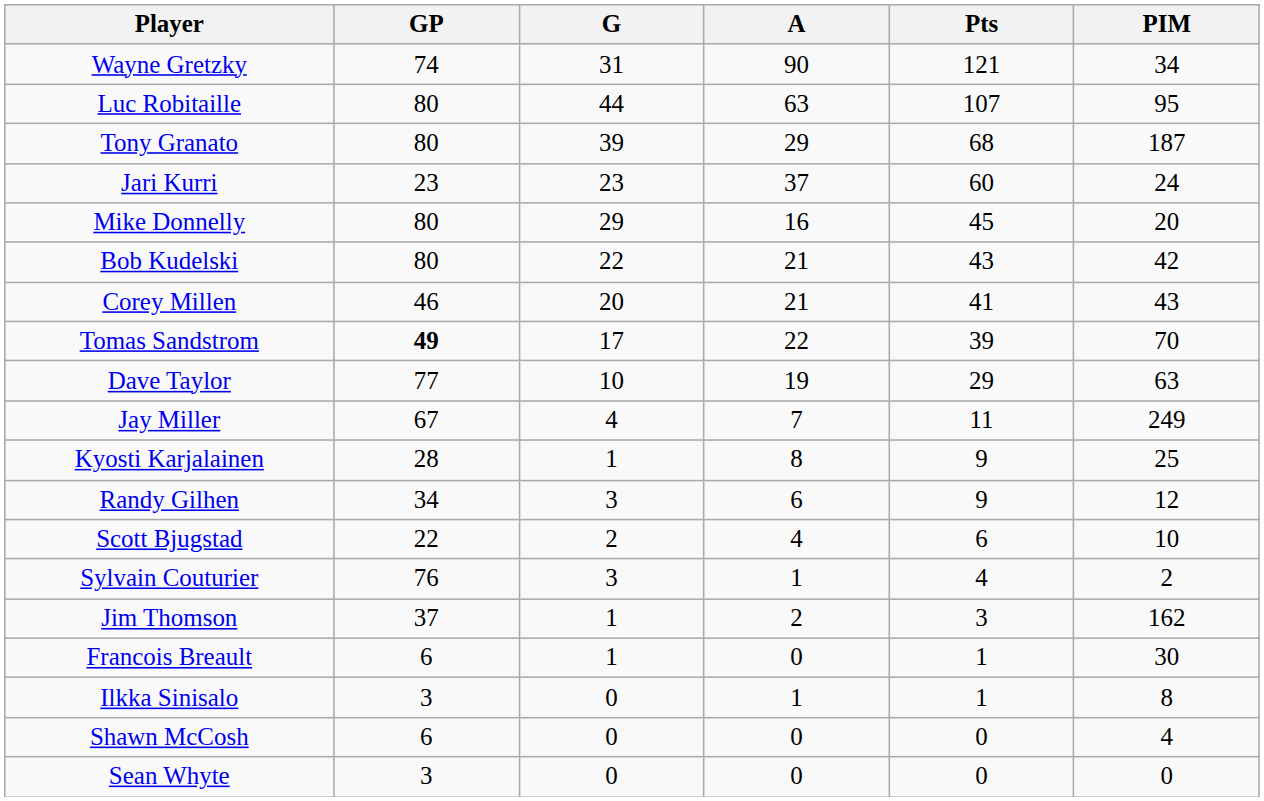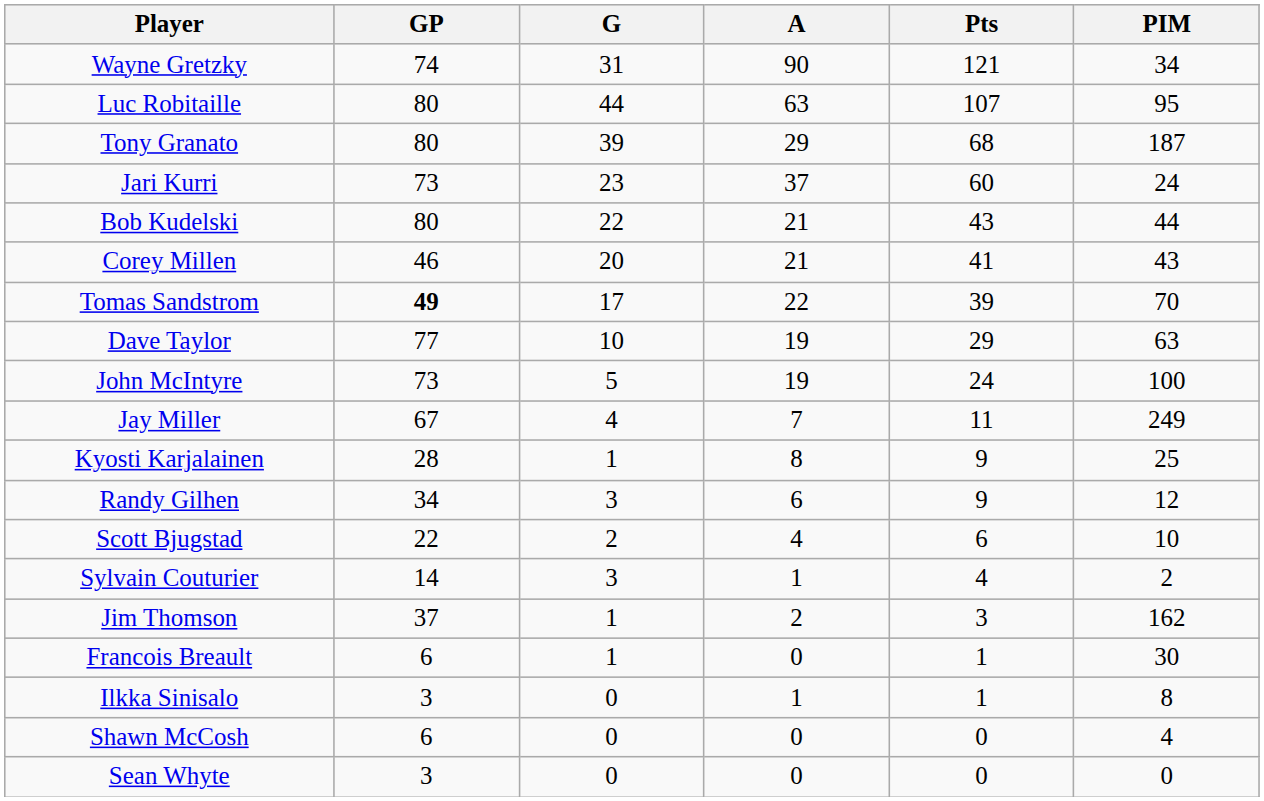(426, 182) 23 -> (426, 182) 73
- row: (169, 222)
(1167, 261) 42 -> (1167, 222) 44
+ row: (169, 380)
(426, 578) 76 -> (426, 578) 14
